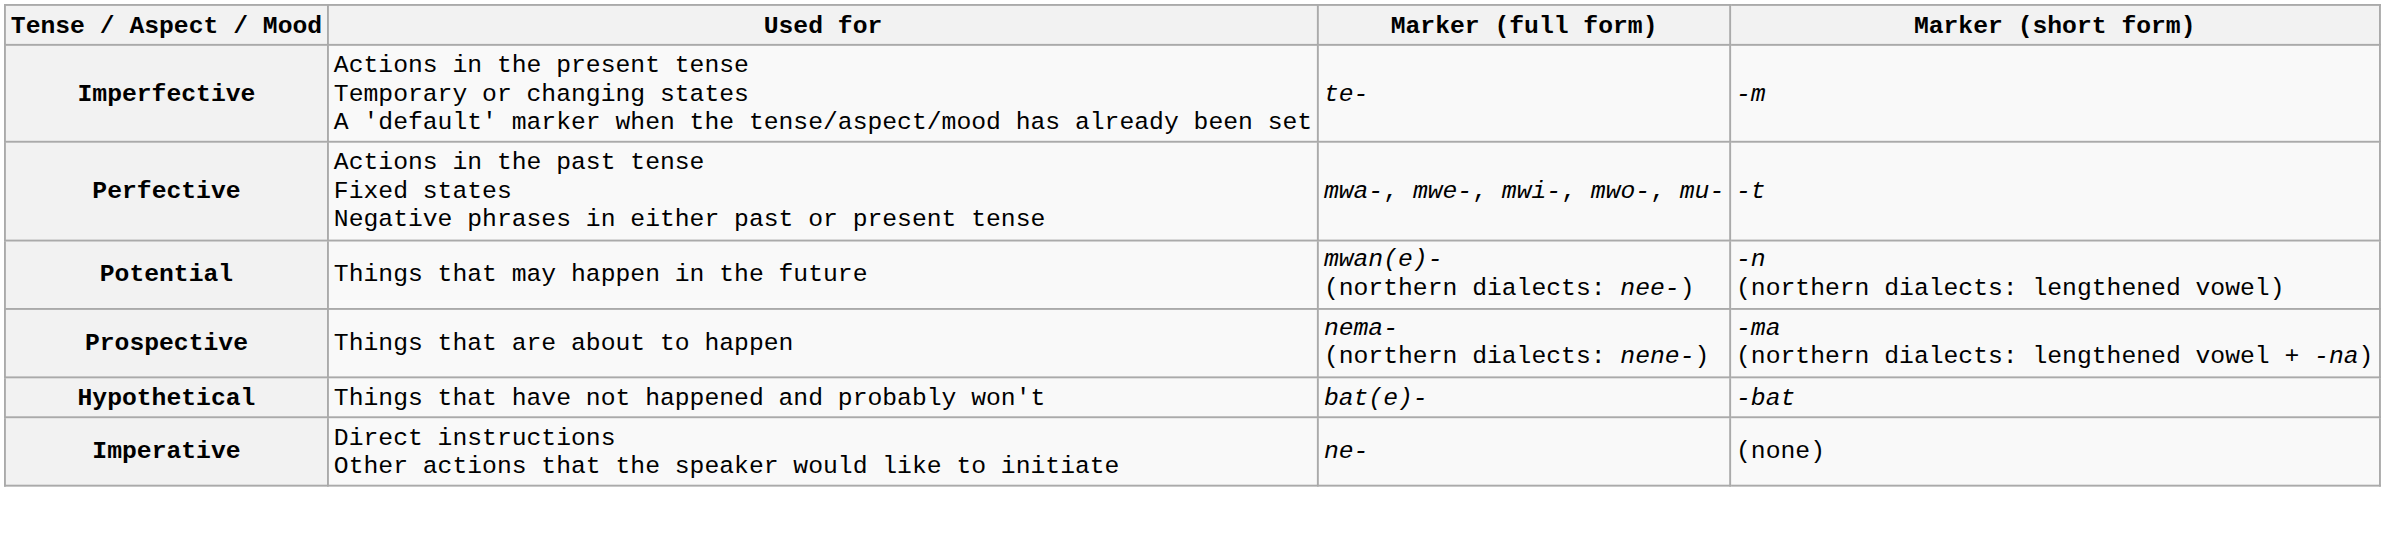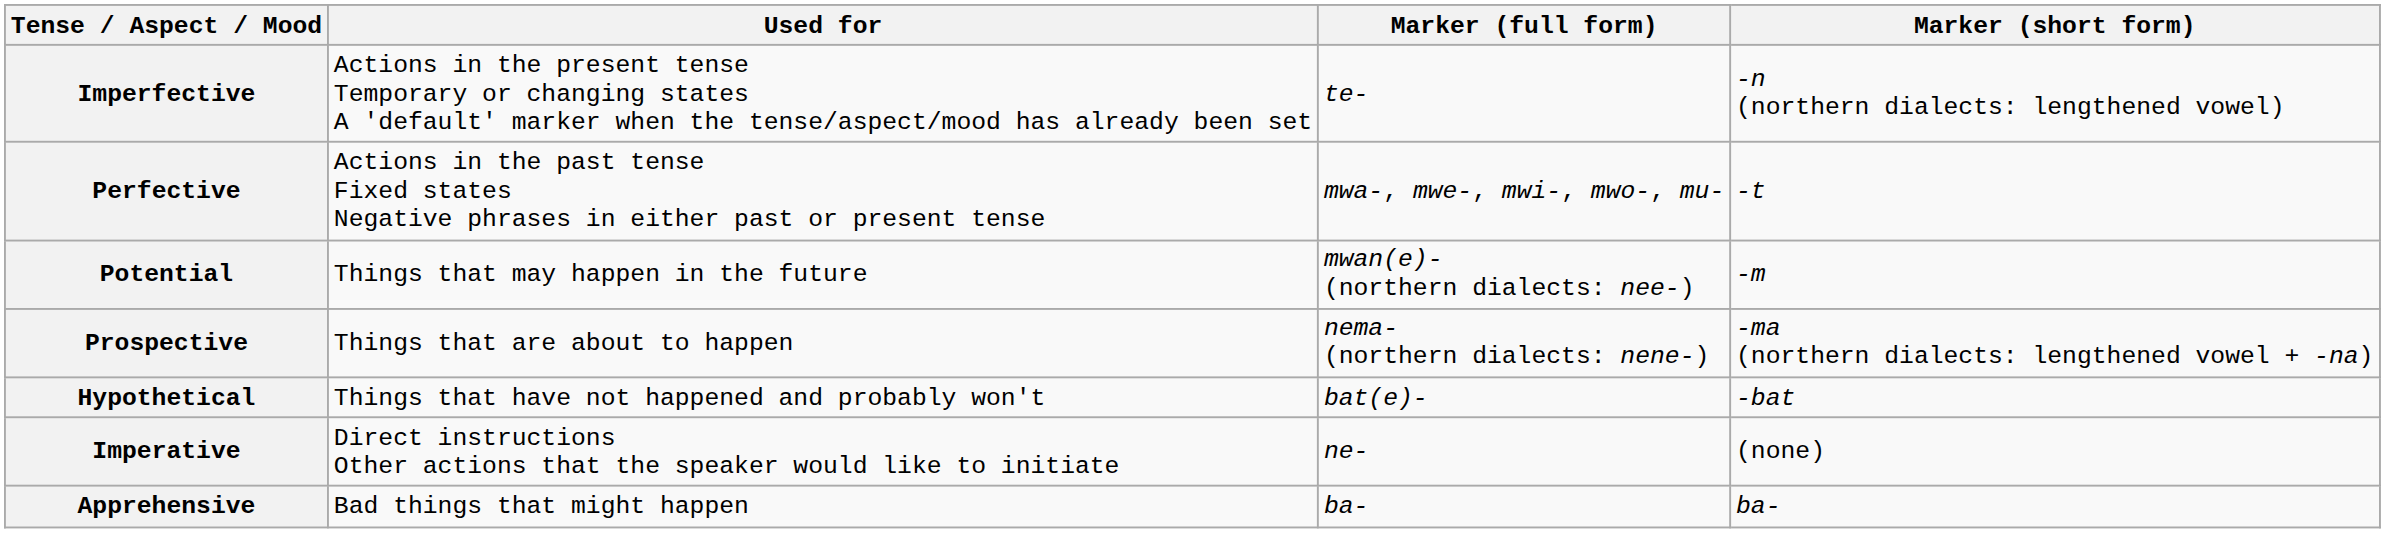(1751, 94) -m -> (2010, 94) -n (northern dialects: lengthened vowel)
(2010, 274) -n (northern dialects: lengthened vowel) -> (1751, 274) -m
+ row: (166, 506)
